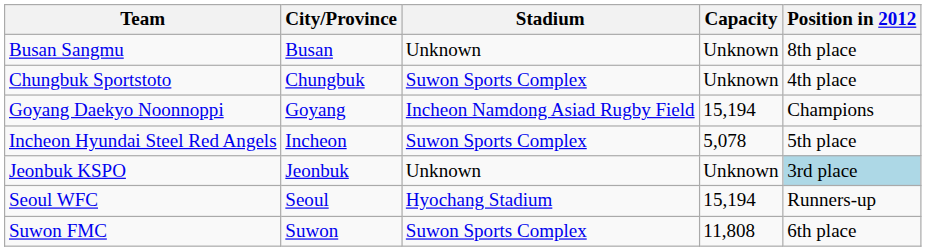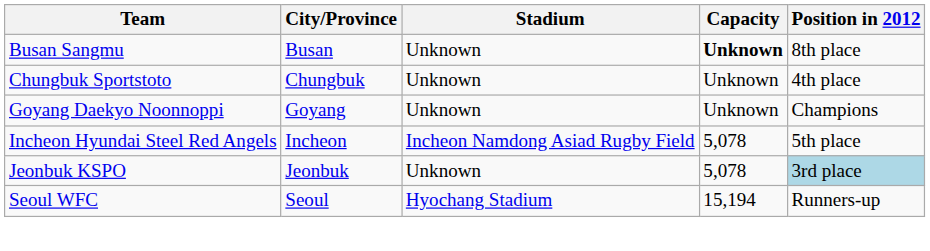(741, 49) normal -> (743, 49) bold
(496, 79) Suwon Sports Complex -> (443, 79) Unknown
(550, 110) Incheon Namdong Asiad Rugby Field -> (443, 110) Unknown
(730, 110) 15,194 -> (741, 110) Unknown
(496, 140) Suwon Sports Complex -> (550, 140) Incheon Namdong Asiad Rugby Field
(741, 170) Unknown -> (725, 170) 5,078
- row: (58, 230)
